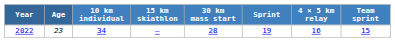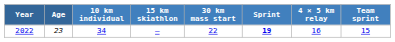(213, 31) 28 -> (213, 31) 22
(267, 31) normal -> (267, 31) bold
